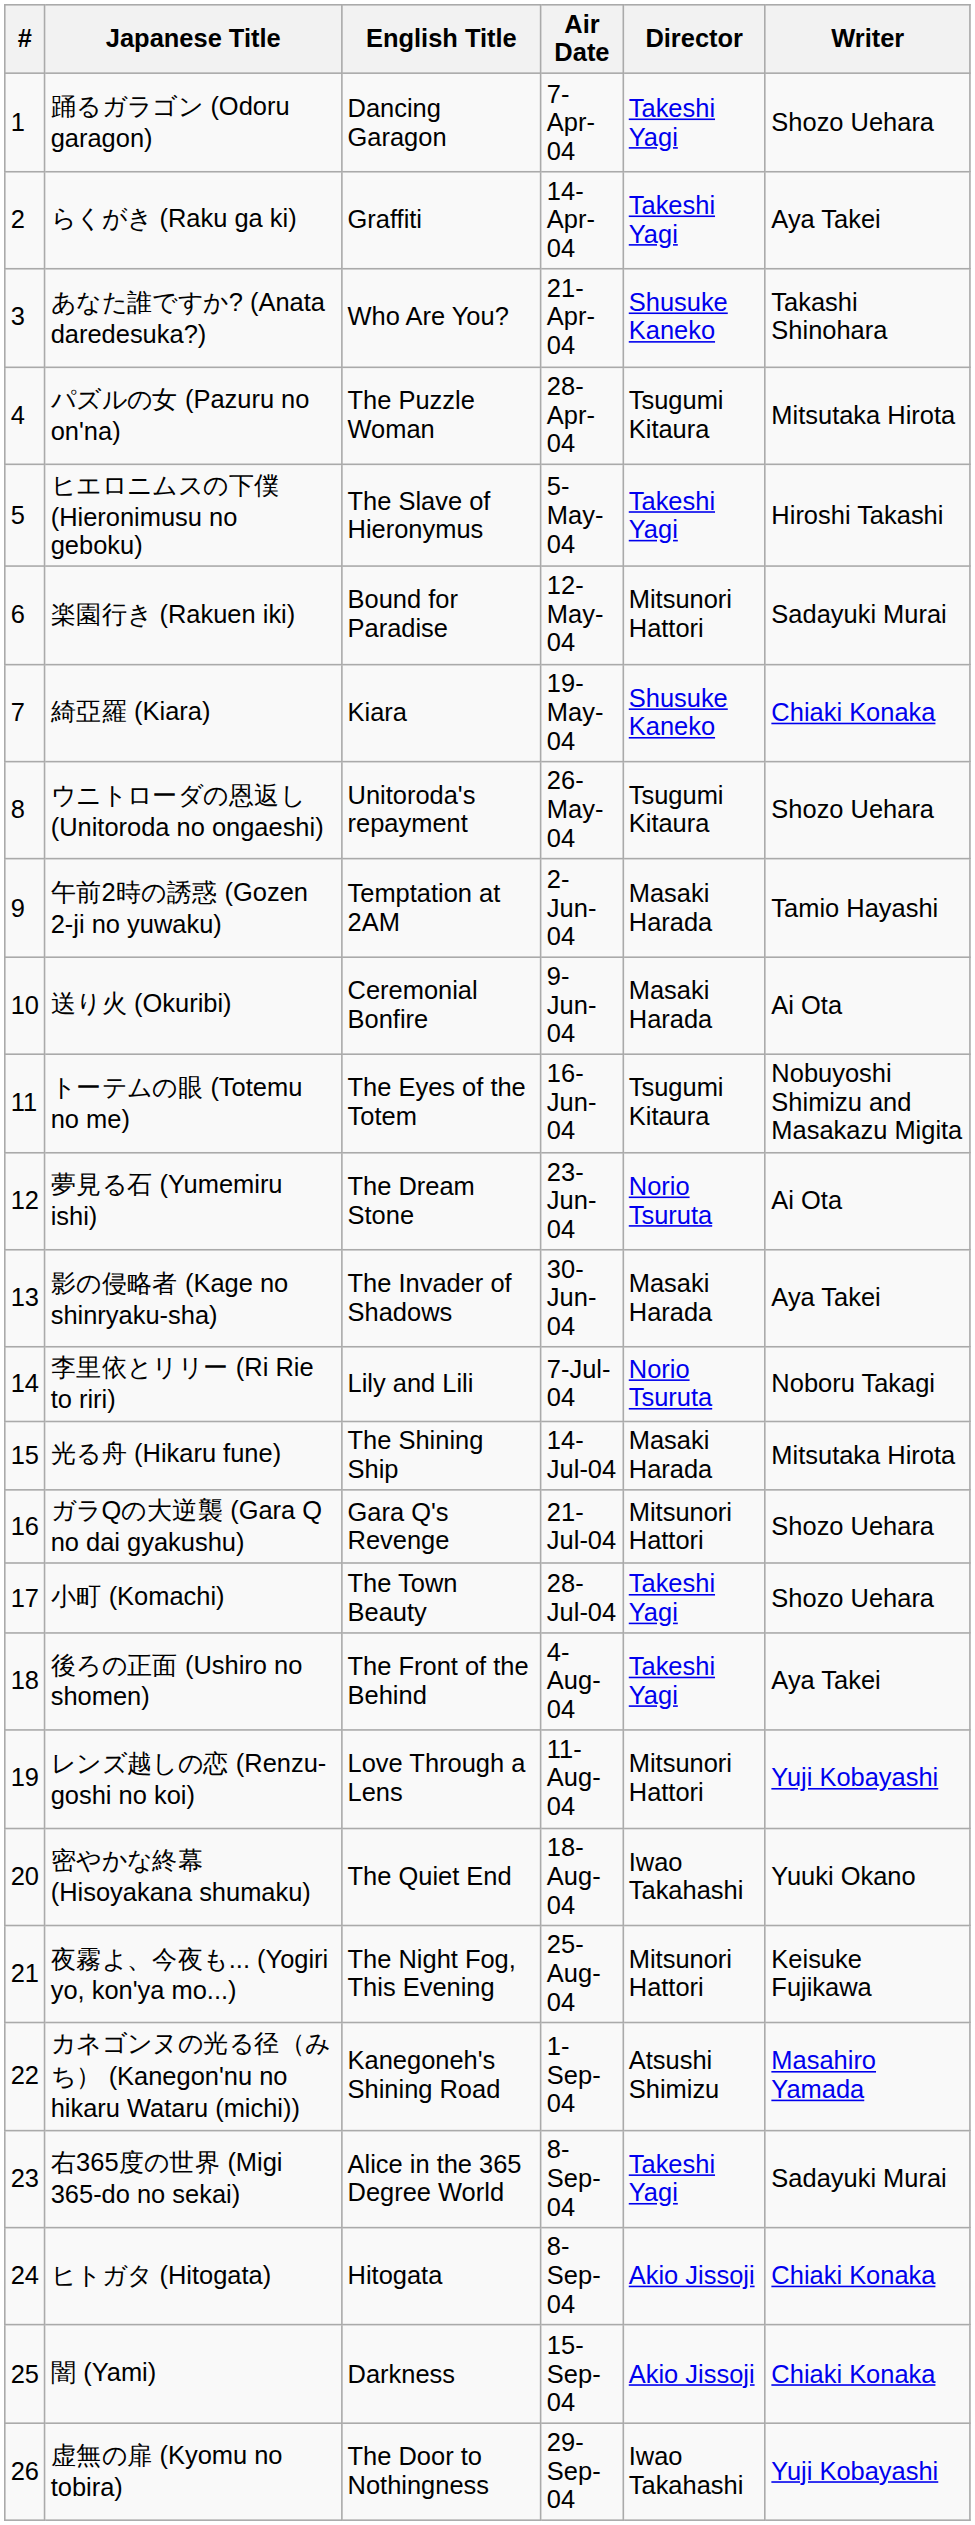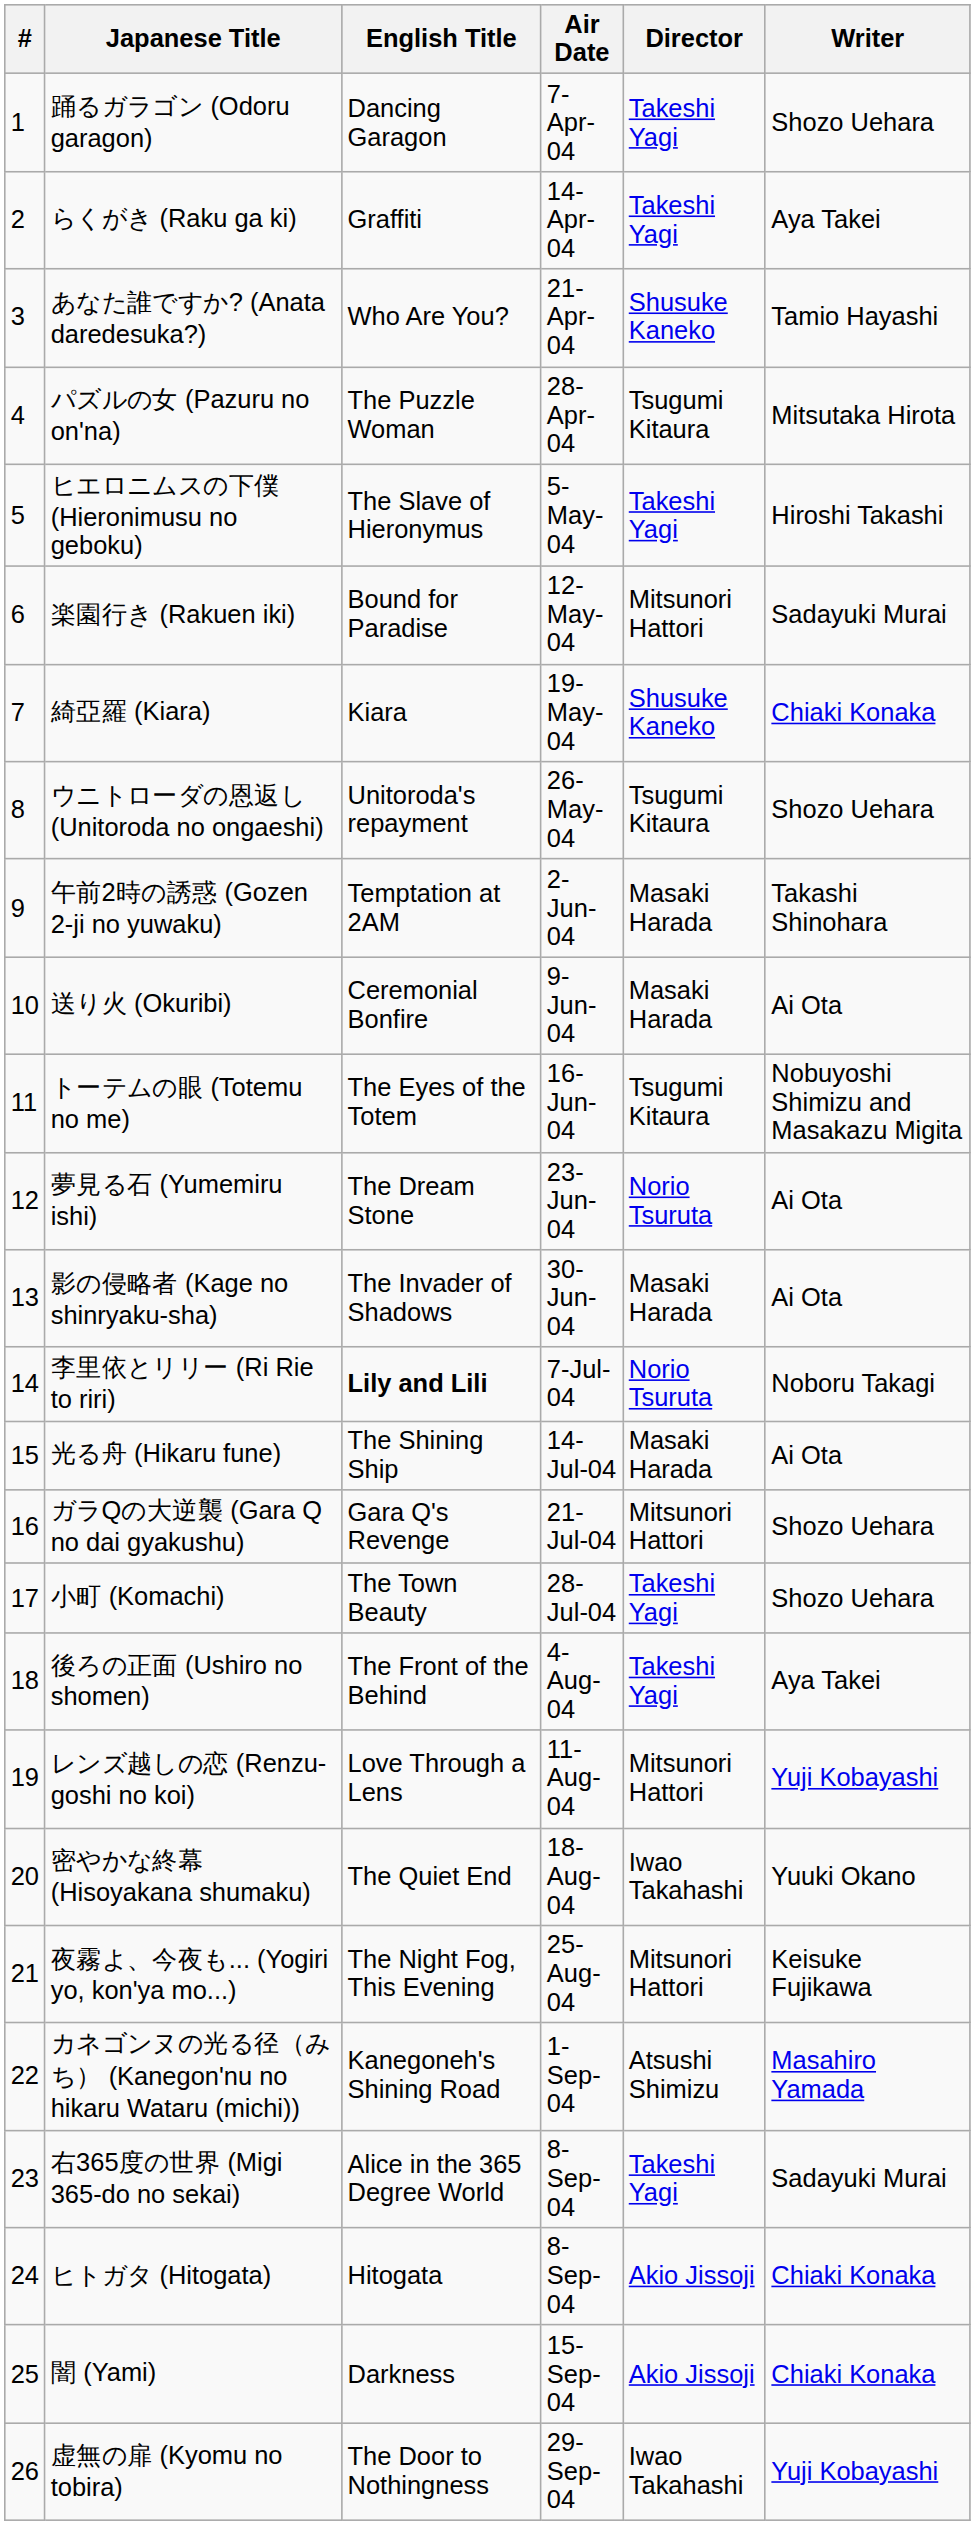(829, 317) Takashi Shinohara -> (855, 317) Tamio Hayashi
(855, 907) Tamio Hayashi -> (829, 907) Takashi Shinohara
(826, 1298) Aya Takei -> (807, 1298) Ai Ota
(410, 1383) normal -> (418, 1383) bold
(863, 1455) Mitsutaka Hirota -> (807, 1455) Ai Ota
